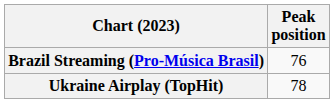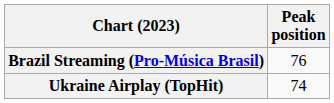(298, 85) 78 -> (298, 85) 74
